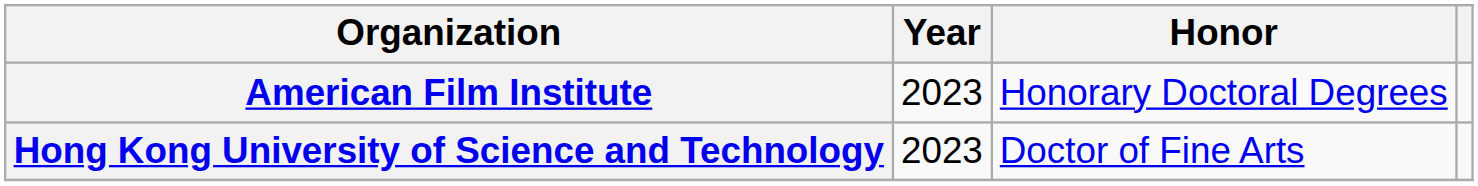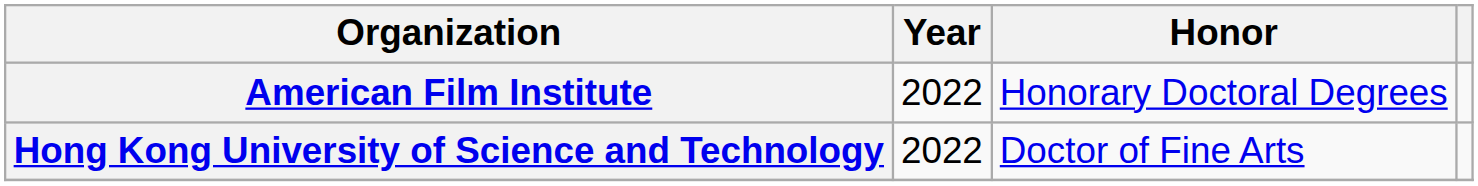(942, 92) 2023 -> (942, 92) 2022
(942, 150) 2023 -> (942, 150) 2022
